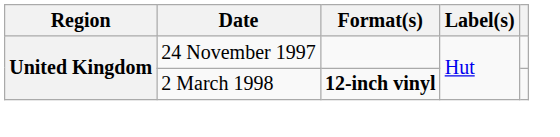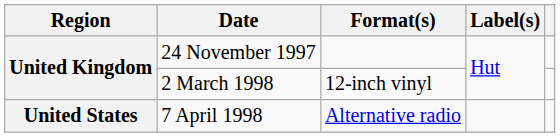(380, 83) bold -> (379, 83) normal
+ row: (212, 115)
